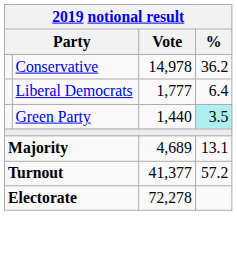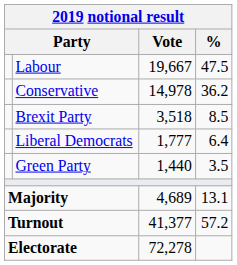+ row: (38, 66)
+ row: (54, 116)
(219, 116) paleturquoise background -> (219, 166) no background
